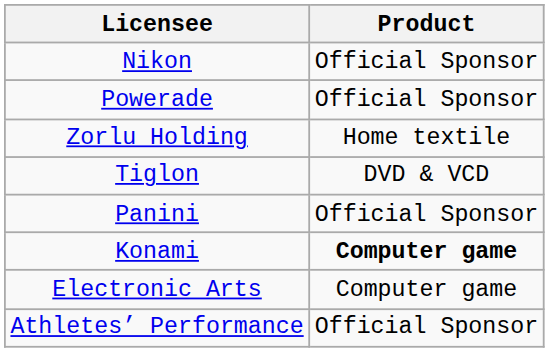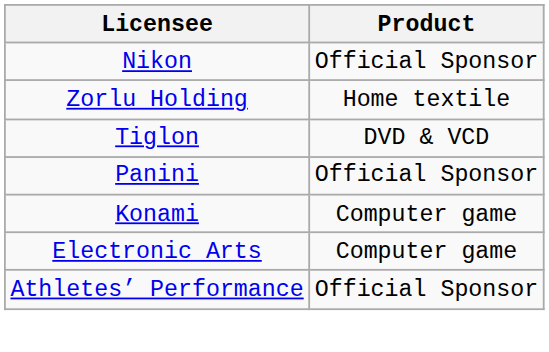- row: (157, 100)
(426, 251) bold -> (426, 213) normal
